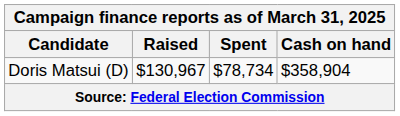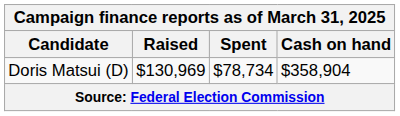(171, 70) $130,967 -> (171, 70) $130,969
